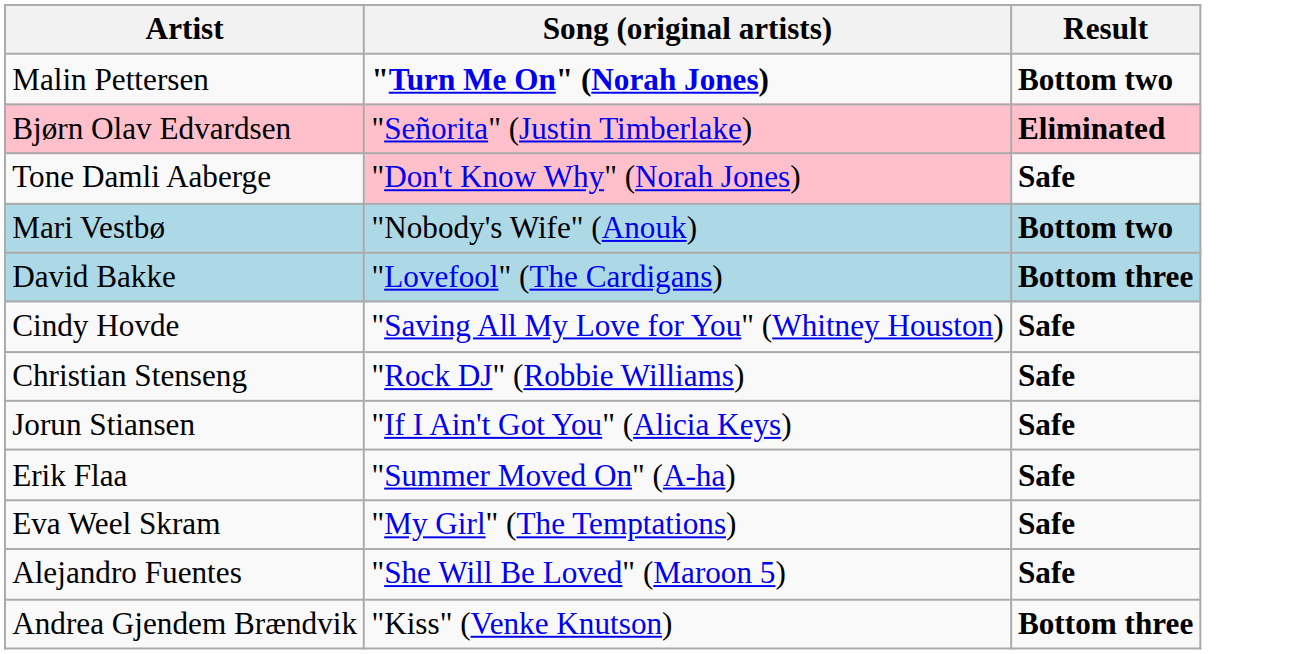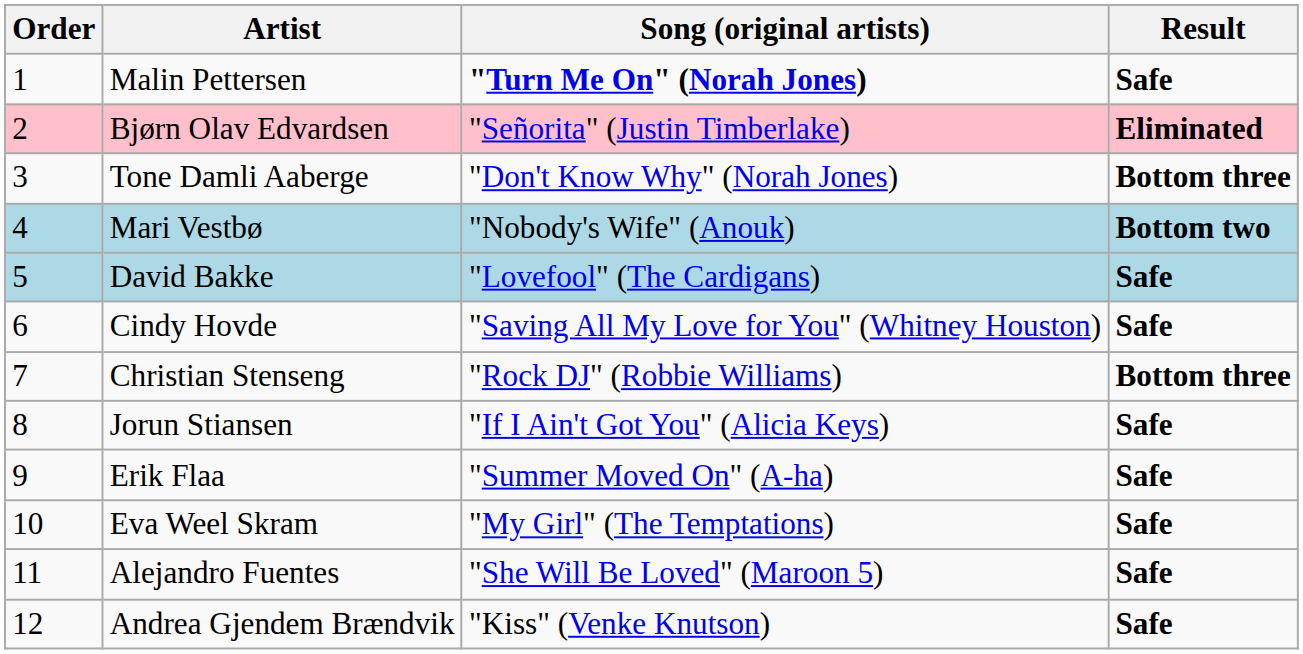+ column: (54, 29)
(1095, 78) Bottom two -> (1144, 78) Safe
(586, 177) pink background -> (684, 177) no background
(1047, 177) Safe -> (1203, 177) Bottom three
(1106, 276) Bottom three -> (1144, 276) Safe
(1047, 375) Safe -> (1203, 375) Bottom three
(1106, 623) Bottom three -> (1144, 623) Safe
